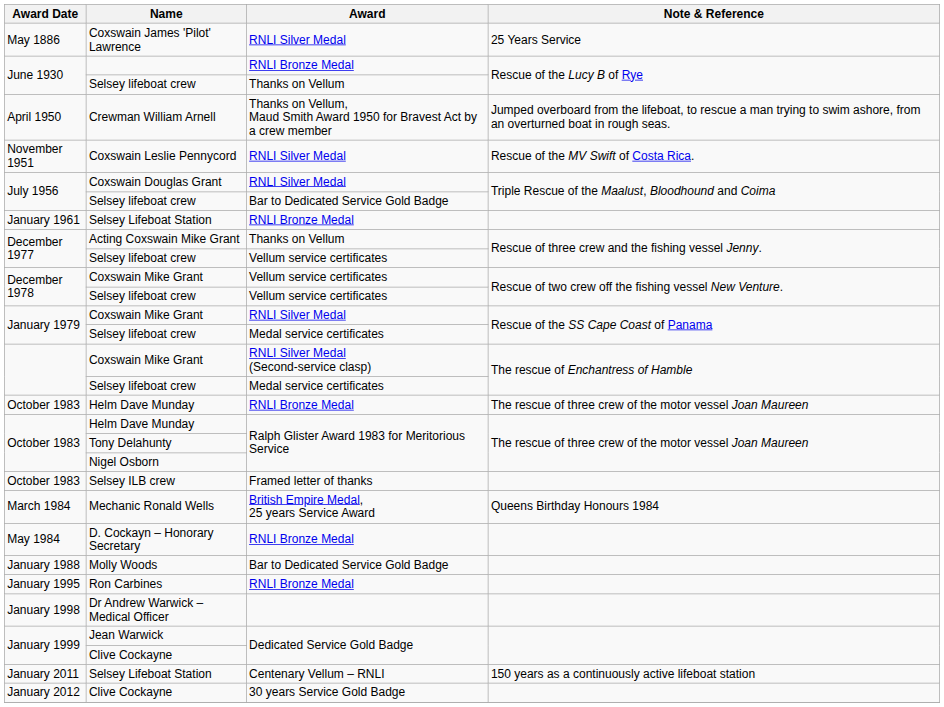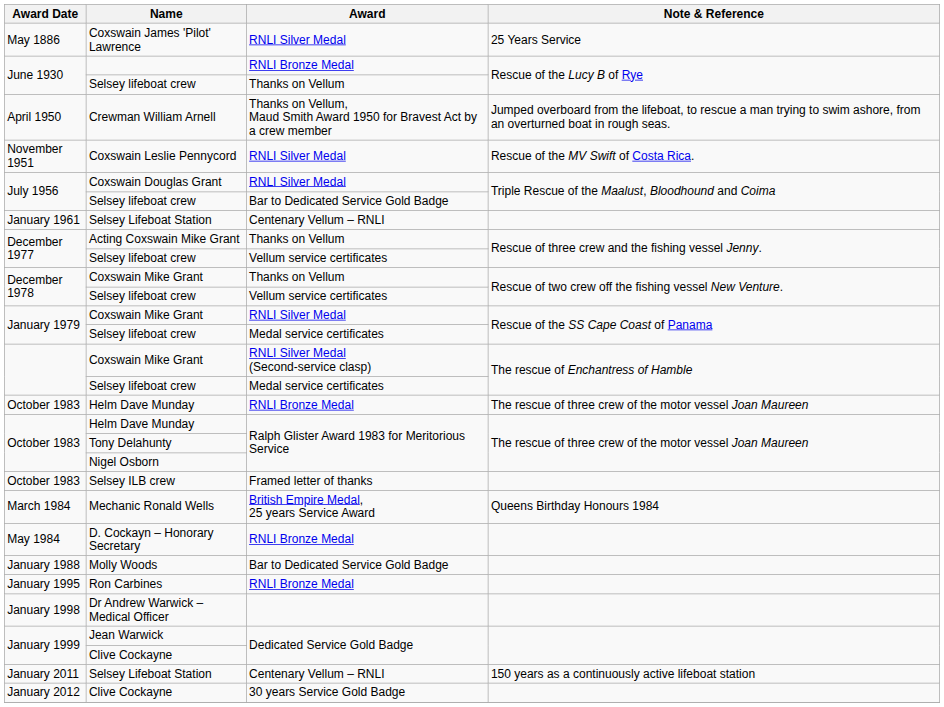(301, 220) RNLI Bronze Medal -> (317, 220) Centenary Vellum – RNLI
(318, 277) Vellum service certificates -> (297, 277) Thanks on Vellum
